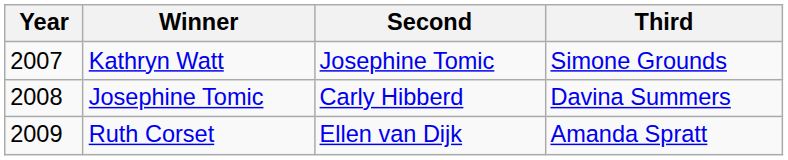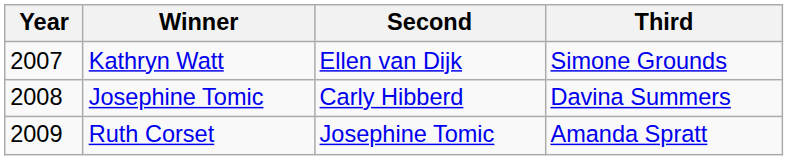(407, 60) Josephine Tomic -> (391, 60) Ellen van Dijk
(391, 135) Ellen van Dijk -> (407, 135) Josephine Tomic
